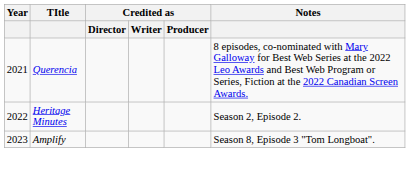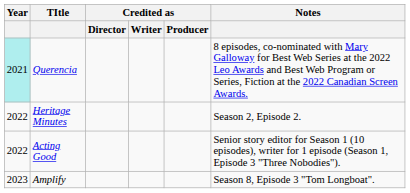(17, 70) no background -> (17, 70) paleturquoise background
+ row: (47, 151)
